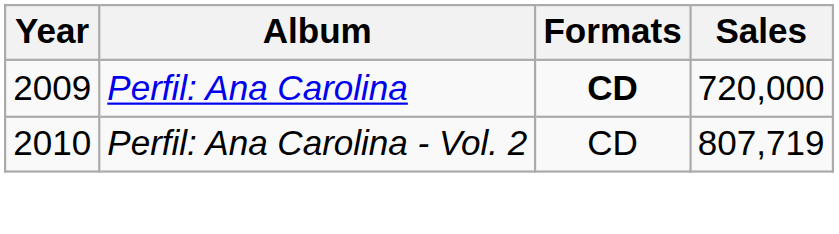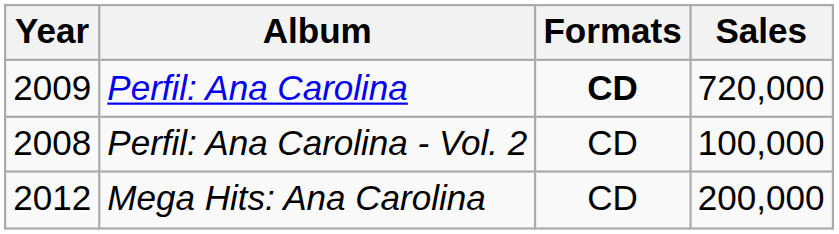(52, 143) 2010 -> (52, 143) 2008
(761, 143) 807,719 -> (761, 143) 100,000
+ row: (297, 198)
